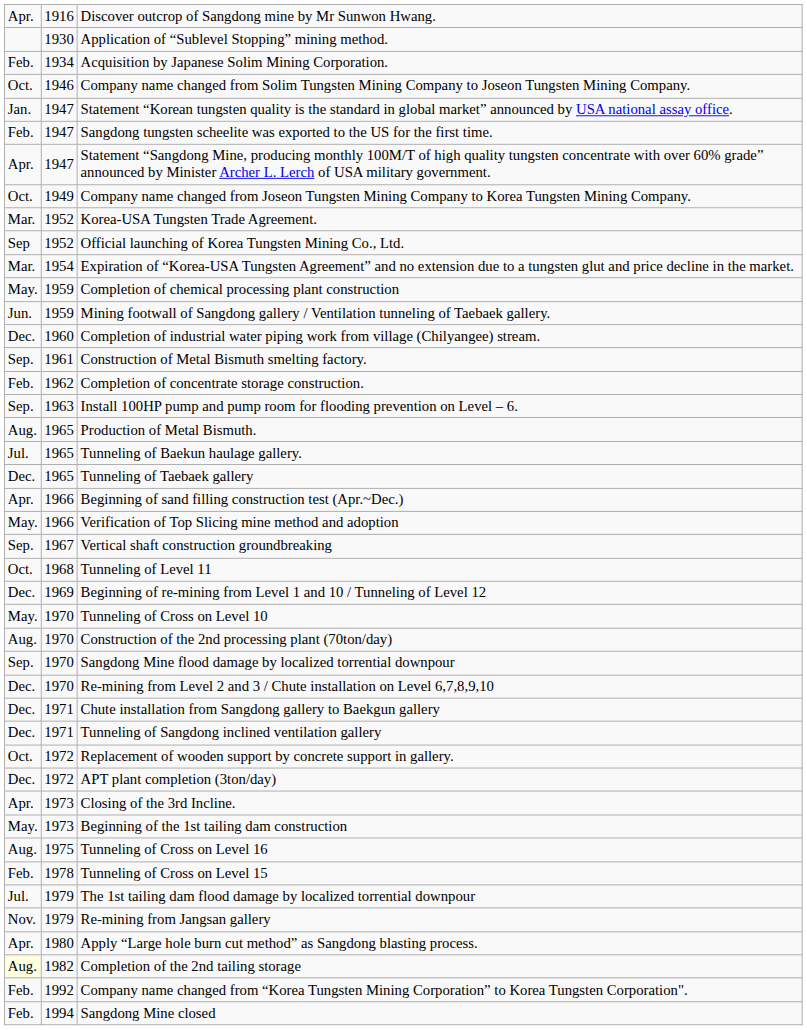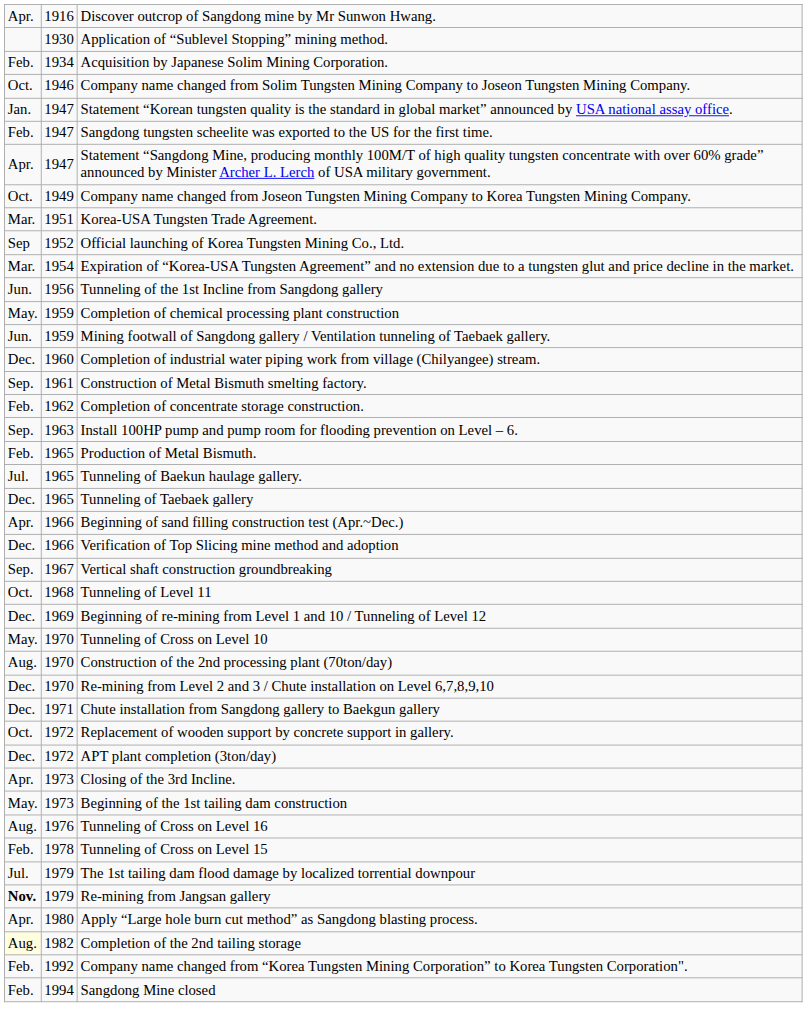(59, 219) 1952 -> (59, 219) 1951
+ row: (232, 289)
(22, 429) Aug. -> (21, 452) Feb.
(23, 522) May. -> (22, 546) Dec.
- row: (268, 663)
- row: (231, 733)
(59, 849) 1975 -> (59, 826) 1976
(22, 919) normal -> (22, 896) bold
